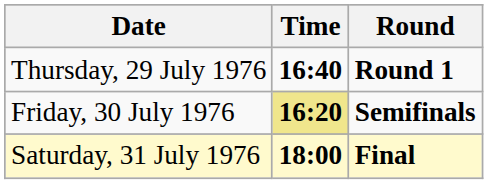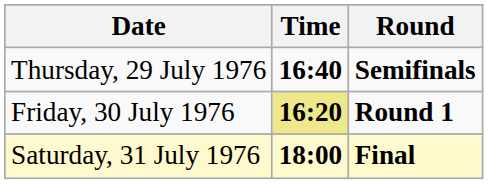(404, 69) Round 1 -> (415, 69) Semifinals
(415, 112) Semifinals -> (404, 112) Round 1
